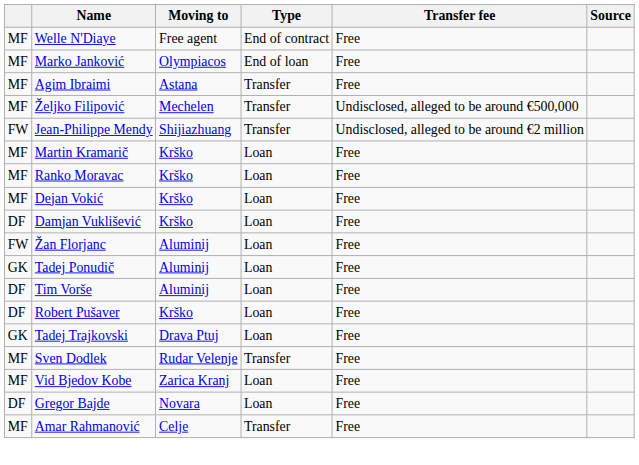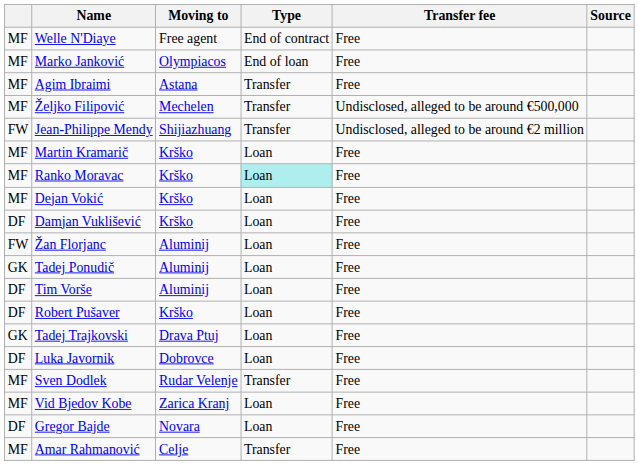(258, 175) no background -> (258, 175) paleturquoise background
+ row: (75, 358)
